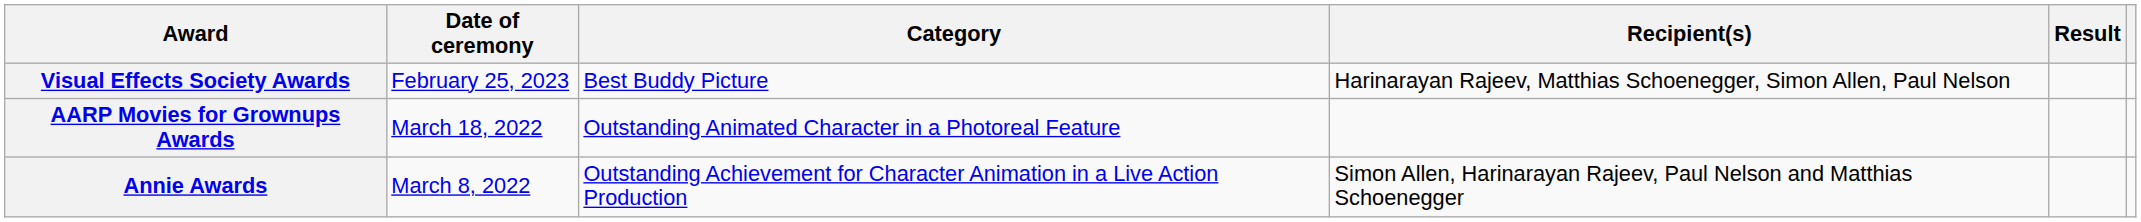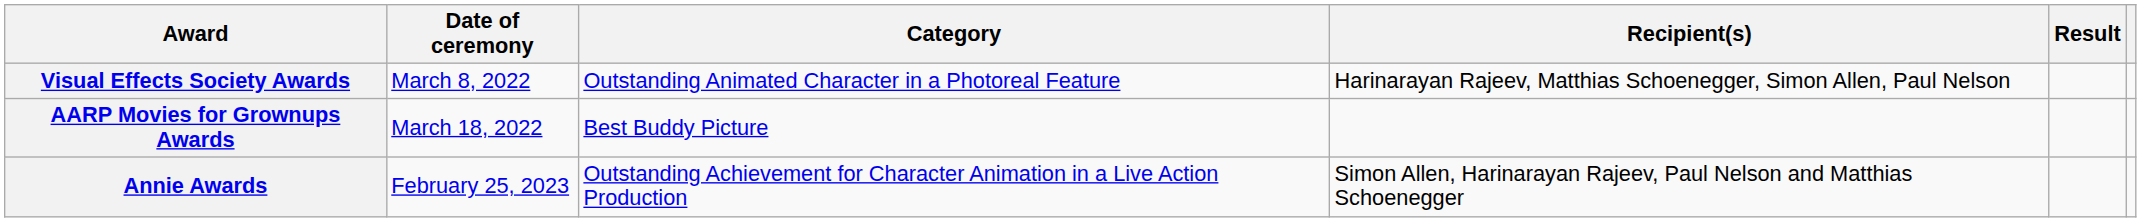(480, 80) February 25, 2023 -> (461, 80) March 8, 2022
(676, 80) Best Buddy Picture -> (852, 80) Outstanding Animated Character in a Photoreal Feature
(852, 127) Outstanding Animated Character in a Photoreal Feature -> (676, 127) Best Buddy Picture
(461, 186) March 8, 2022 -> (480, 186) February 25, 2023
